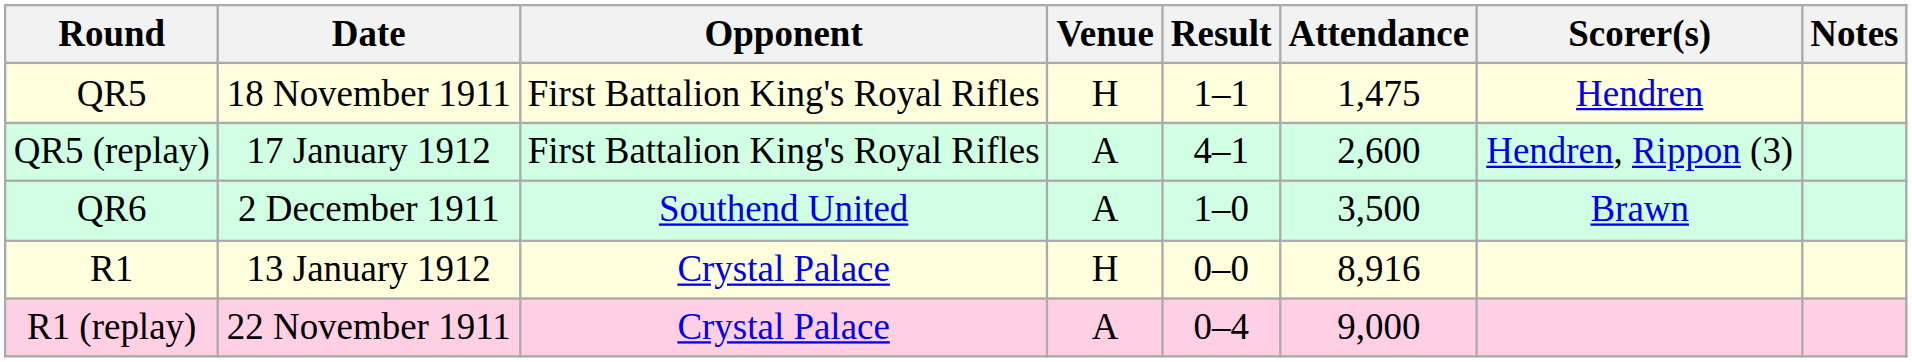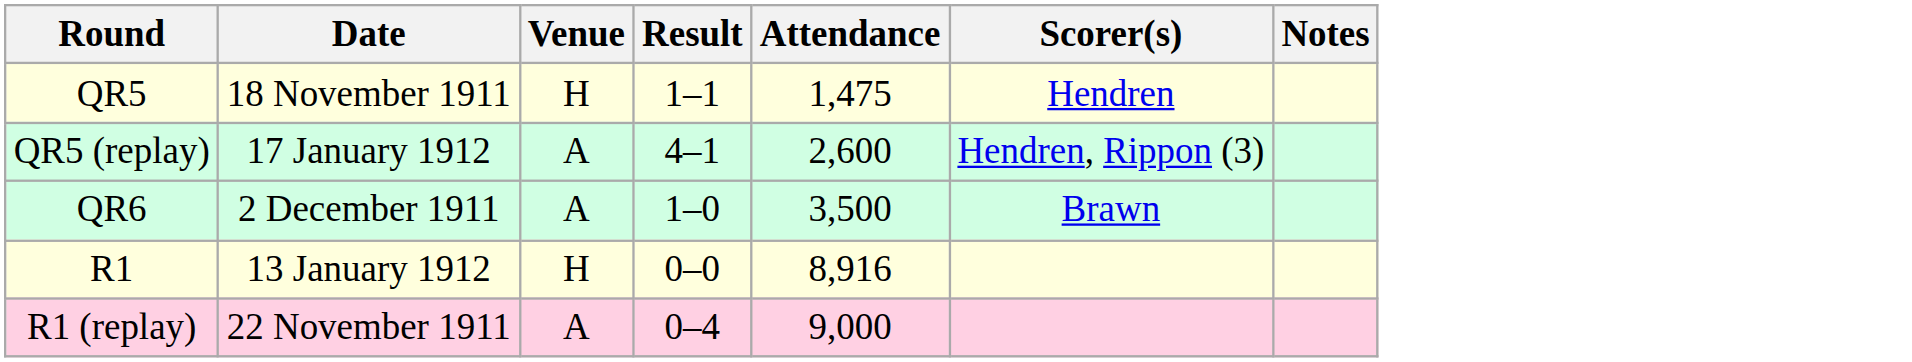- column: (784, 33)
